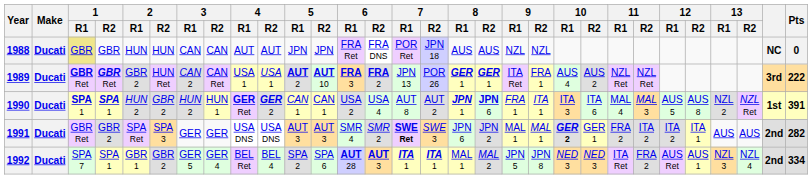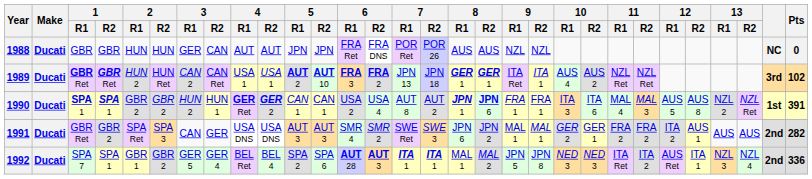(82, 51) khaki background -> (82, 51) no background
(190, 51) CAN -> (190, 51) GER
(434, 51) JPN 18 -> (434, 51) POR 26
(136, 78) GBR 2 -> (136, 78) HUN 2
(434, 78) POR 26 -> (434, 78) JPN 18
(541, 78) FRA 1 -> (541, 78) ITA 1
(796, 78) 222 -> (796, 78) 102
(136, 106) HUN 2 -> (136, 106) GBR 2
(541, 106) ITA 1 -> (541, 106) FRA 1
(190, 133) GER -> (190, 133) CAN
(406, 133) bold -> (406, 133) normal
(567, 133) bold -> (567, 133) normal
(646, 133) ITA 2 -> (646, 133) FRA 2
(698, 133) ITA 1 -> (698, 133) AUS 1
(646, 161) FRA 2 -> (646, 161) ITA 2
(698, 161) AUS 1 -> (698, 161) ITA 1
(796, 161) 334 -> (796, 161) 336
